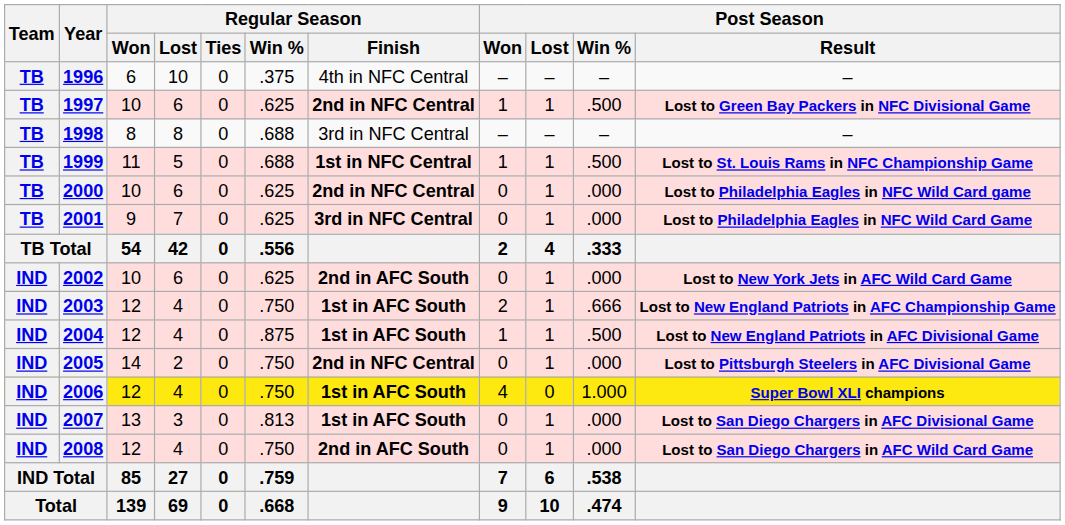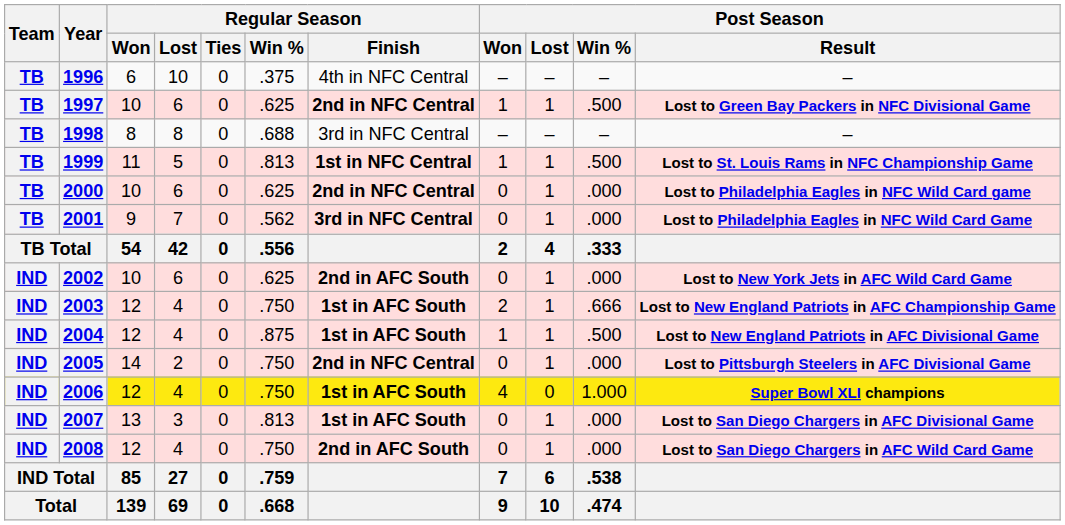(277, 162) .688 -> (277, 162) .813
(277, 220) .625 -> (277, 220) .562
